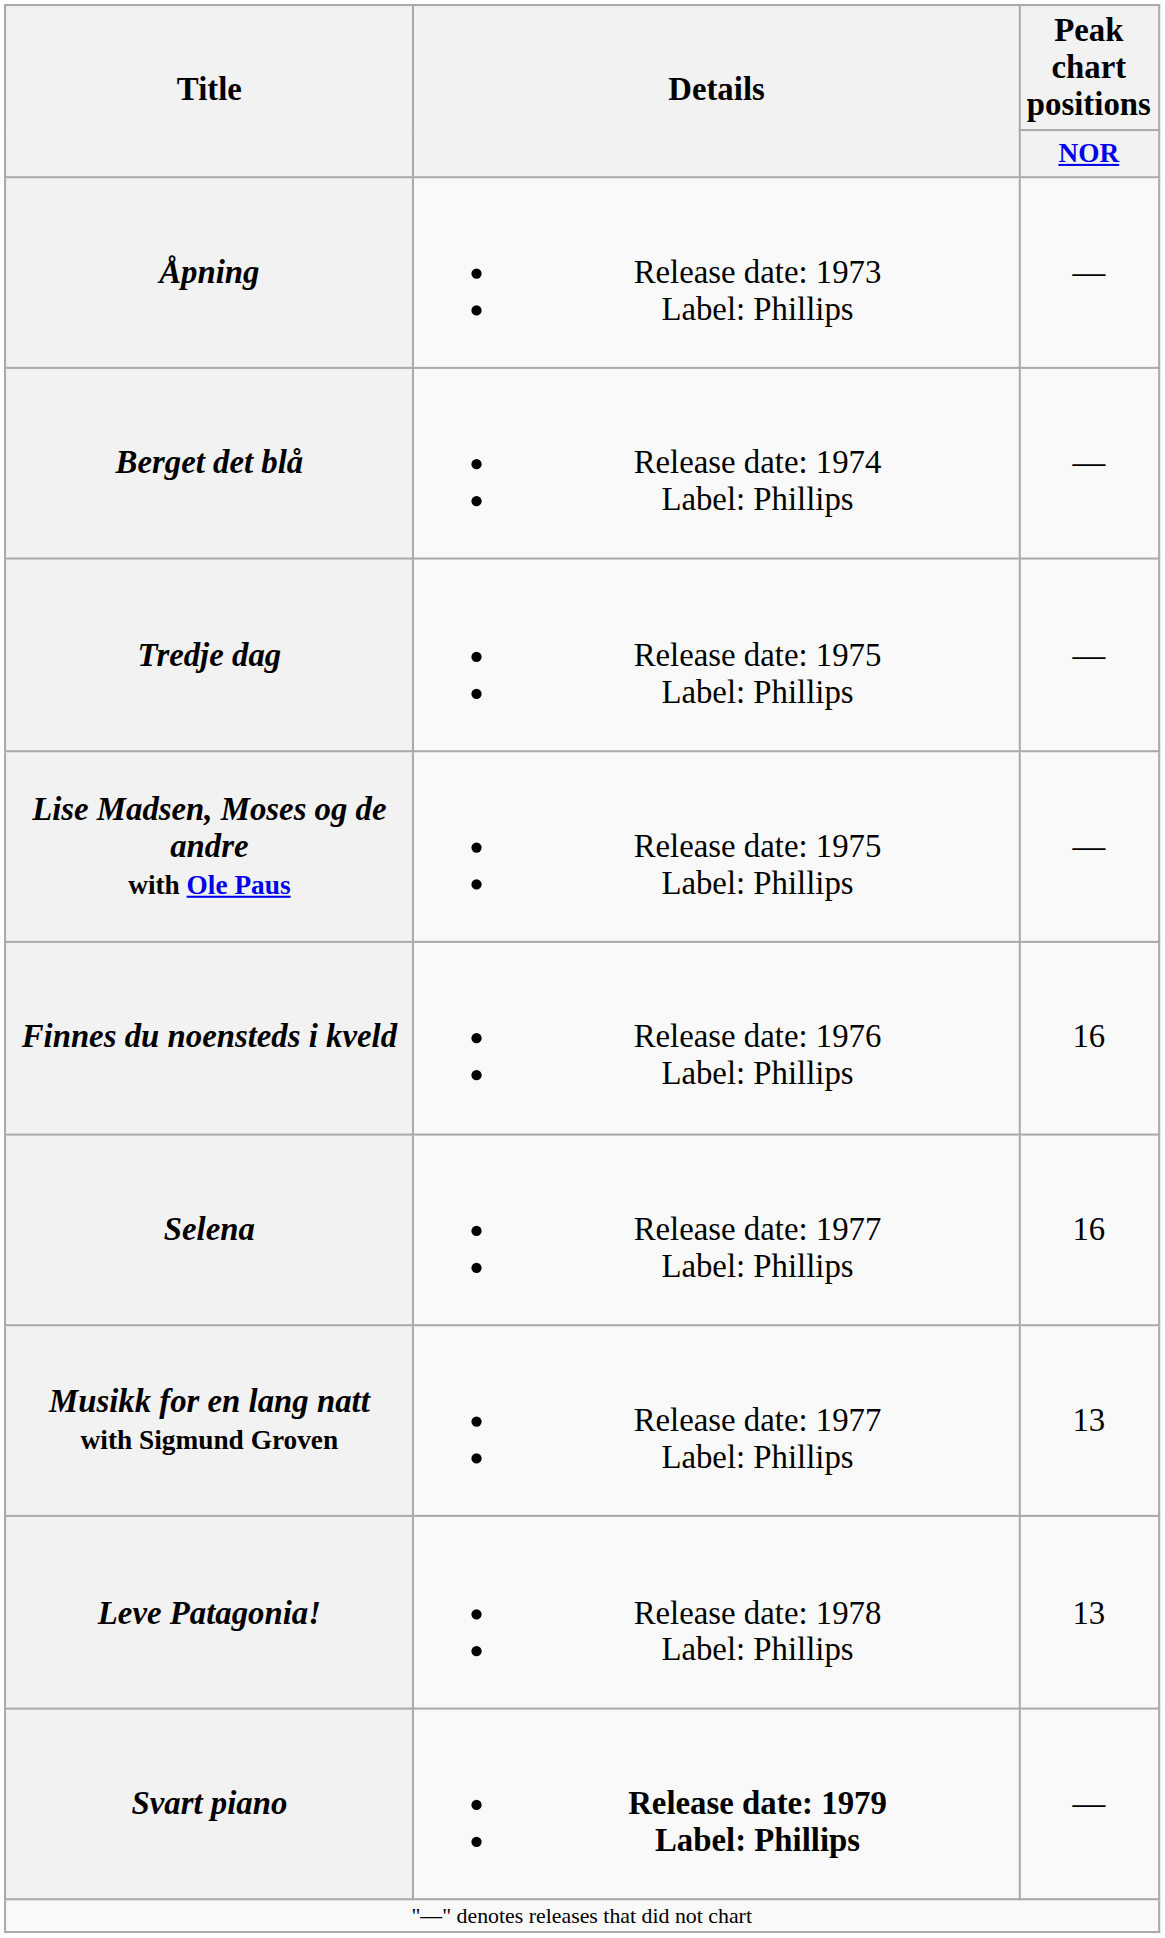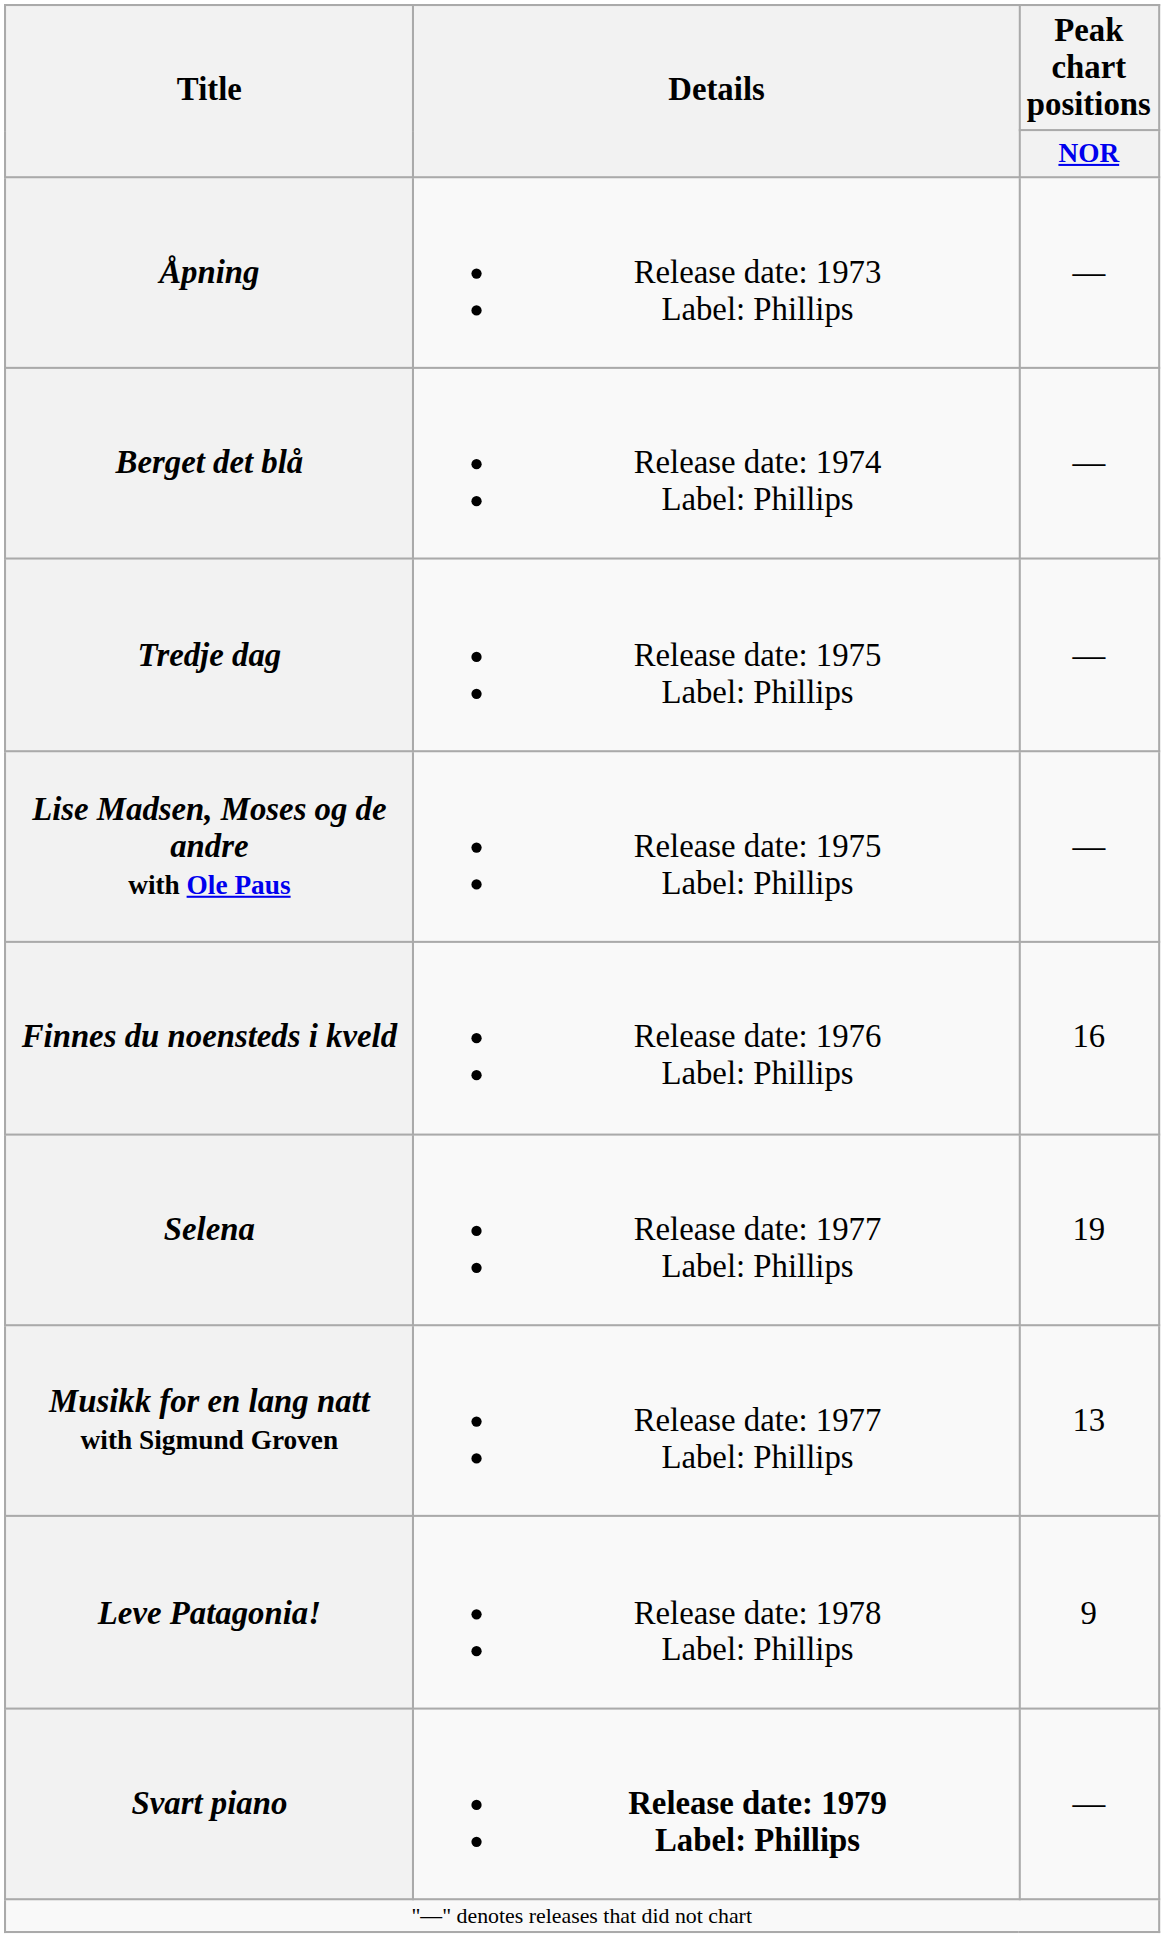(1089, 1228) 16 -> (1089, 1228) 19
(1089, 1611) 13 -> (1089, 1611) 9
